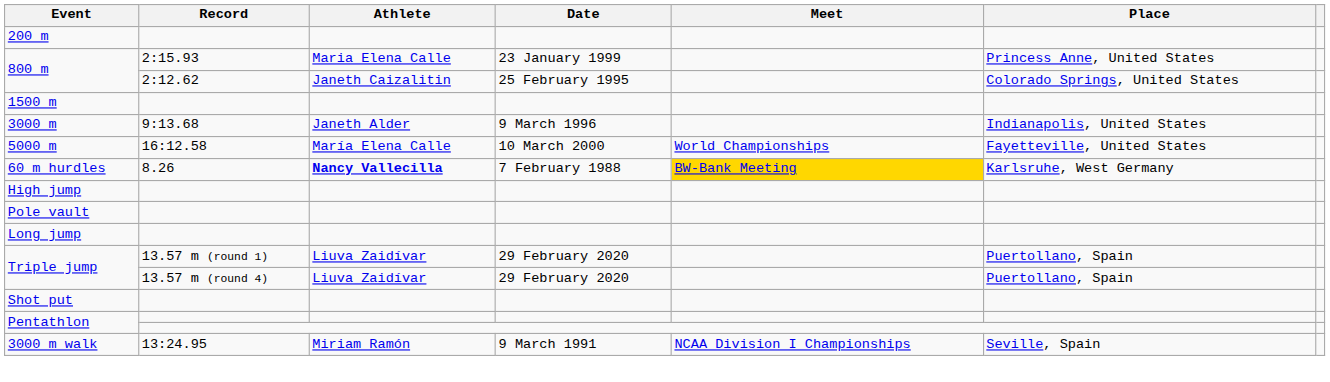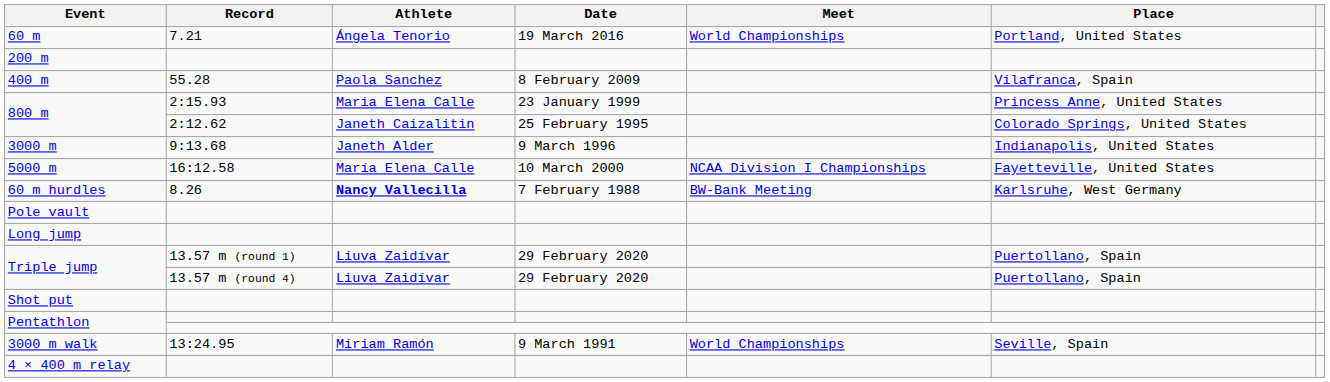+ row: (24, 38)
+ row: (28, 82)
- row: (32, 104)
(752, 147) World Championships -> (808, 169) NCAA Division I Championships
(736, 169) gold background -> (751, 191) no background
- row: (44, 191)
(793, 345) NCAA Division I Championships -> (767, 345) World Championships
+ row: (69, 367)
